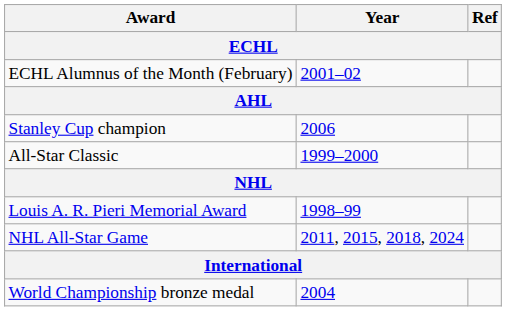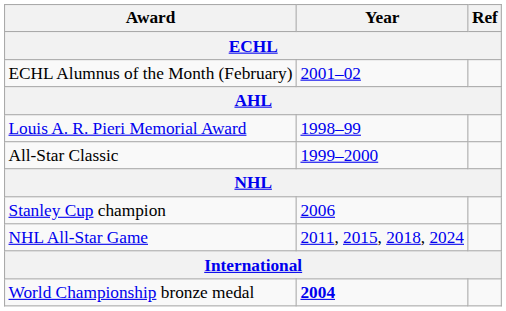rows swapped: (127, 210) <-> (87, 127)
(318, 292) normal -> (318, 292) bold
